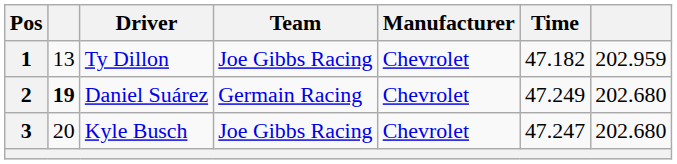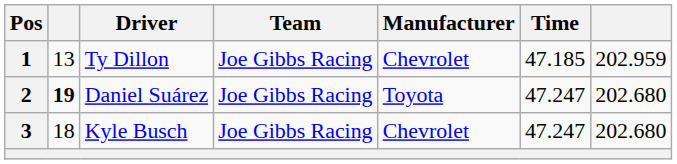(555, 58) 47.182 -> (555, 58) 47.185
(290, 94) Germain Racing -> (295, 94) Joe Gibbs Racing
(426, 94) Chevrolet -> (413, 94) Toyota
(555, 94) 47.249 -> (555, 94) 47.247
(64, 131) 20 -> (64, 131) 18
